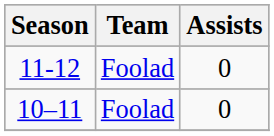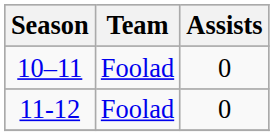rows swapped: (50, 109) <-> (50, 67)
